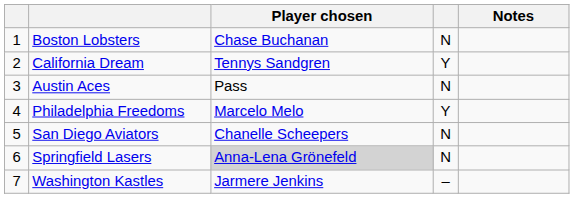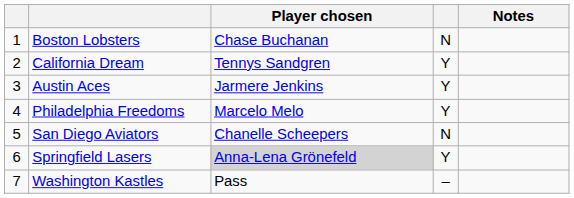(231, 87) Pass -> (269, 87) Jarmere Jenkins
(446, 87) N -> (446, 87) Y
(446, 157) N -> (446, 157) Y
(269, 181) Jarmere Jenkins -> (231, 181) Pass
